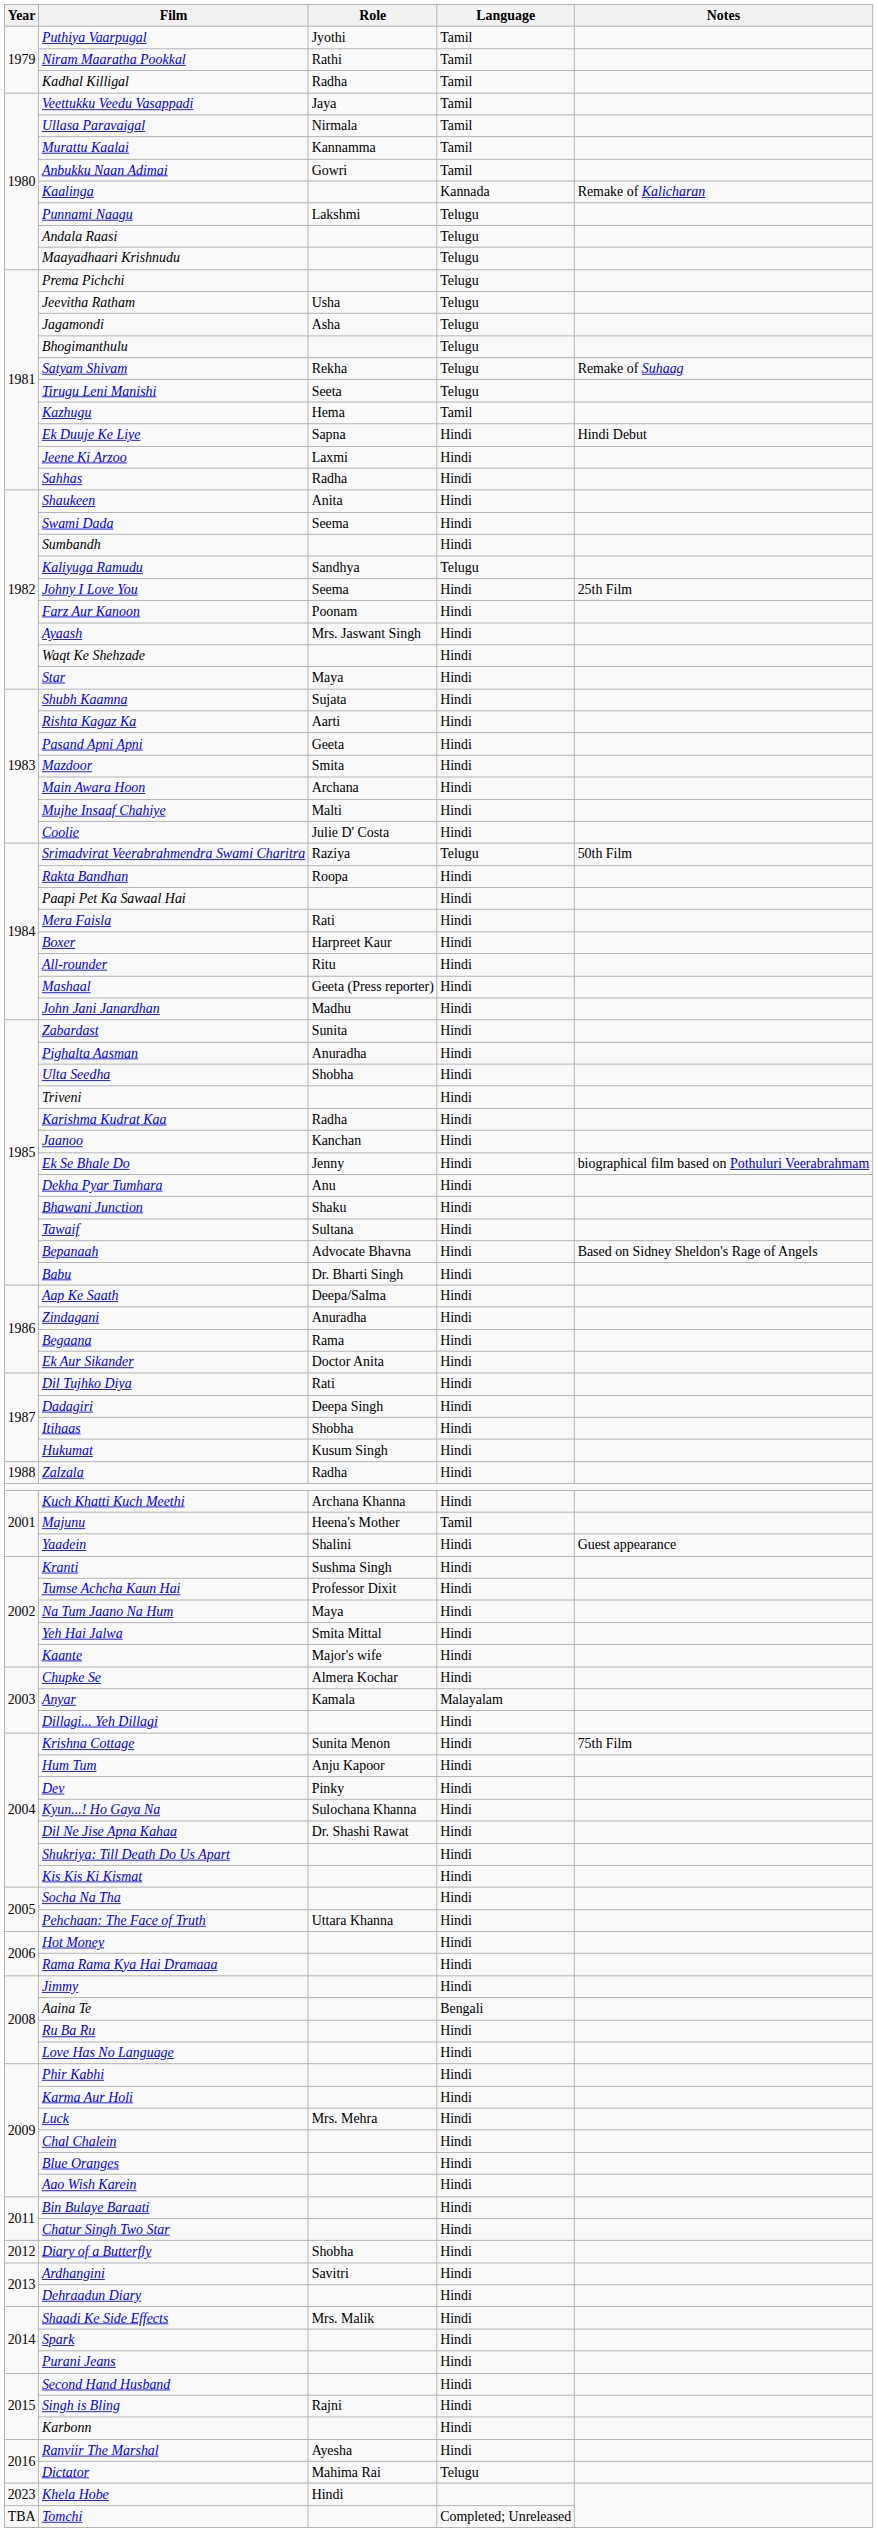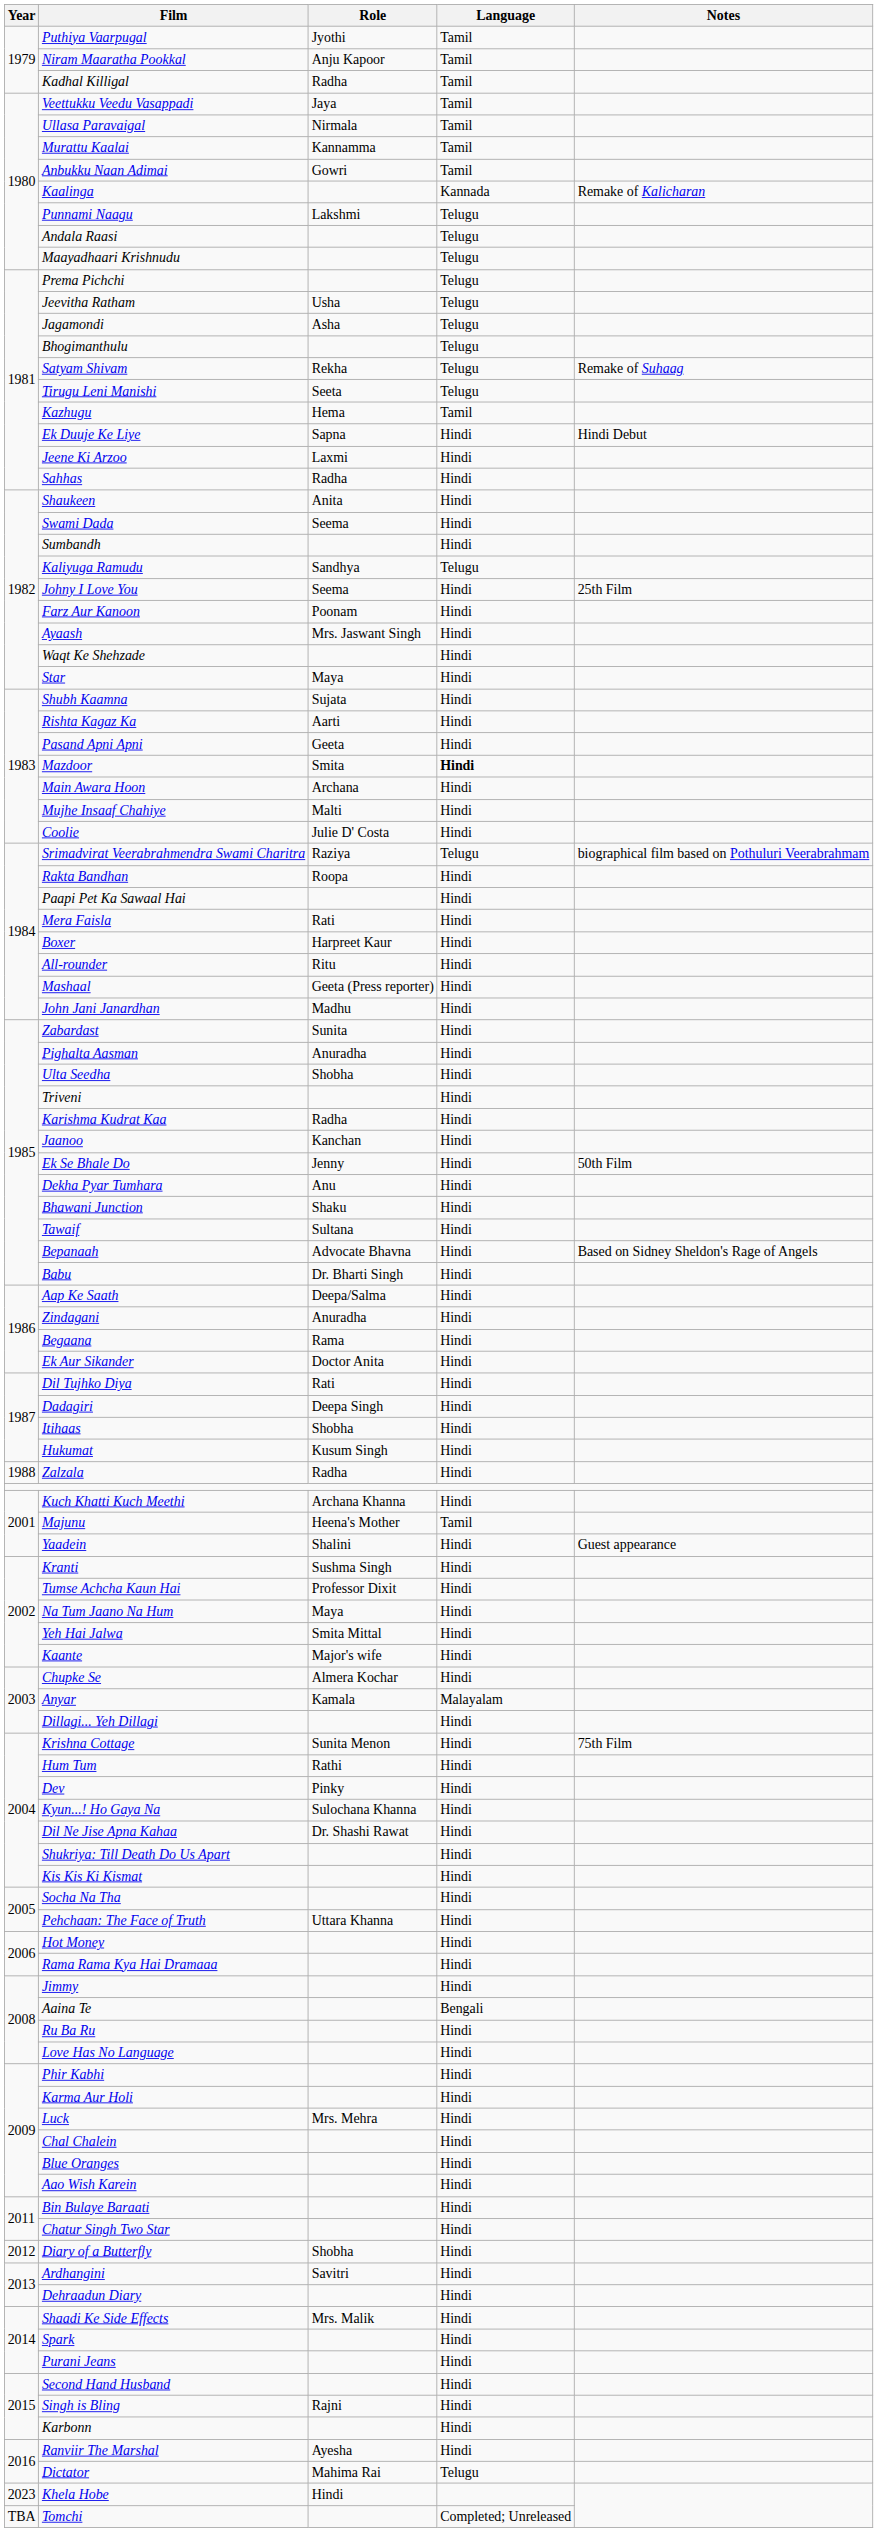(327, 59) Rathi -> (348, 59) Anju Kapoor
(456, 766) normal -> (457, 766) bold
(605, 854) 50th Film -> (723, 854) biographical film based on Pothuluri Veerabrahmam
(723, 1163) biographical film based on Pothuluri Veerabrahmam -> (605, 1163) 50th Film
(348, 1765) Anju Kapoor -> (327, 1765) Rathi
